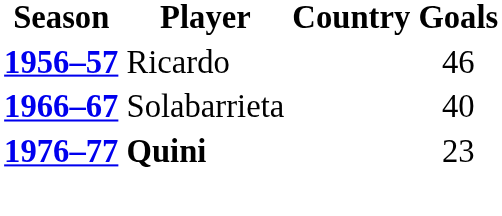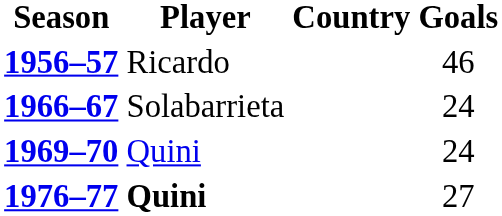(458, 106) 40 -> (458, 106) 24
+ row: (61, 151)
(458, 151) 23 -> (458, 196) 27
